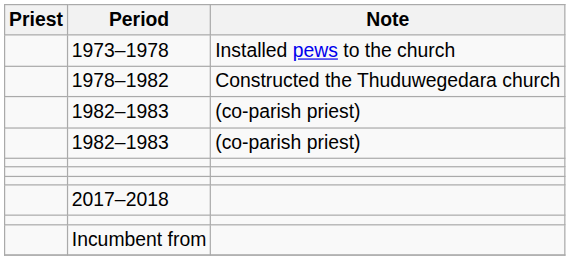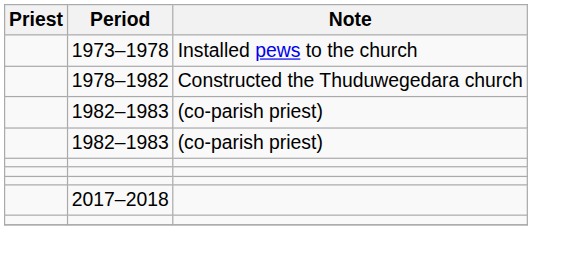- row: (139, 239)
